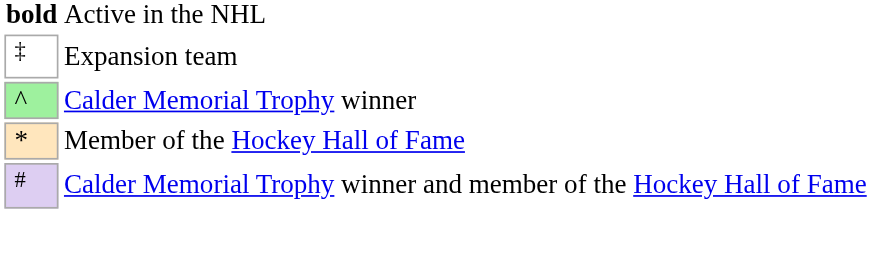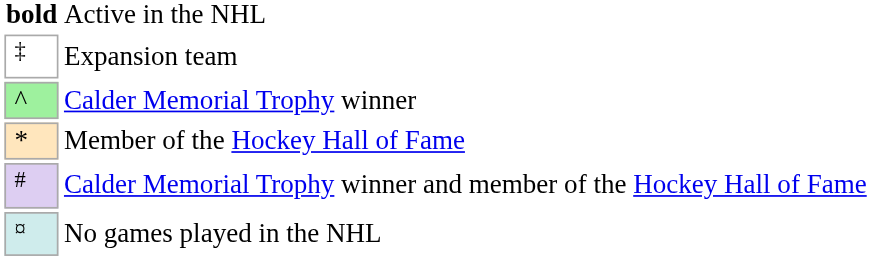+ row: (223, 233)
